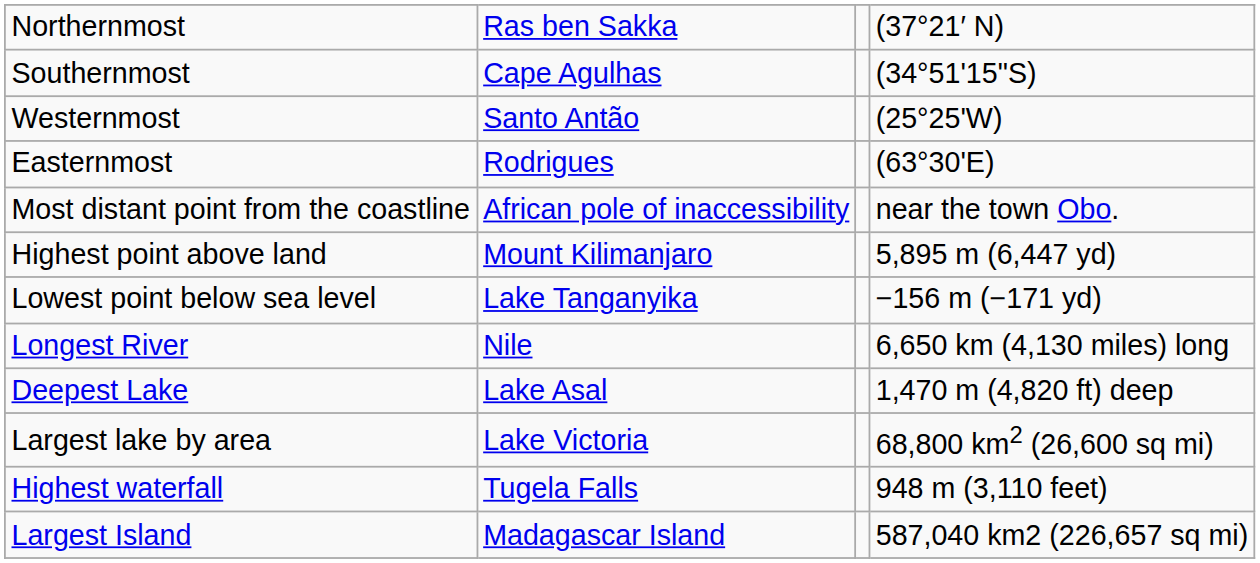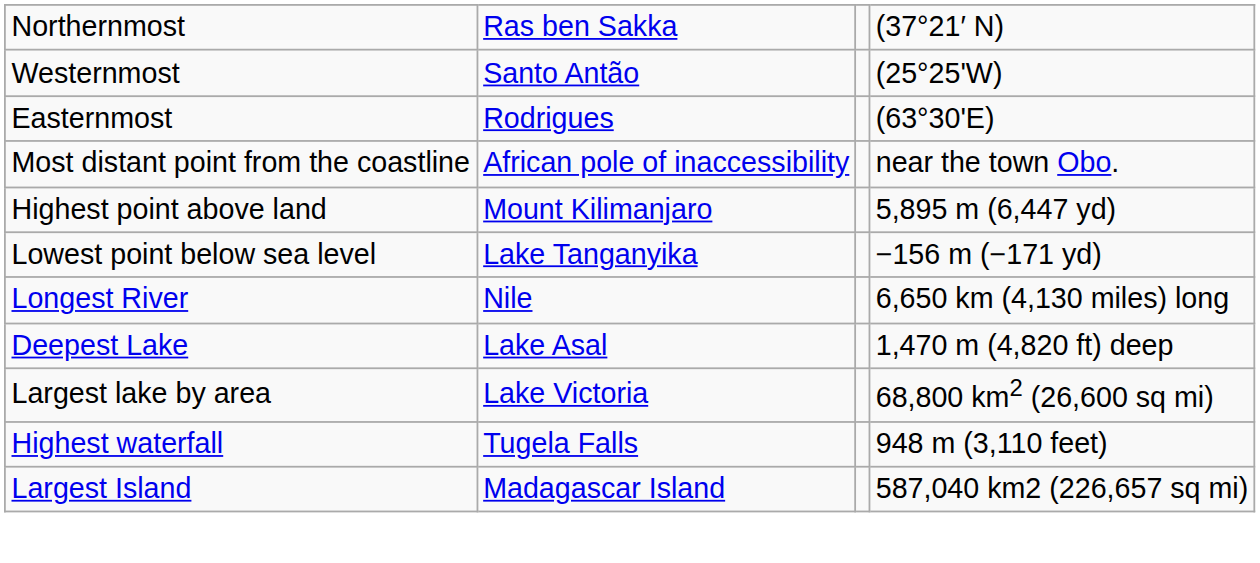- row: (101, 72)
